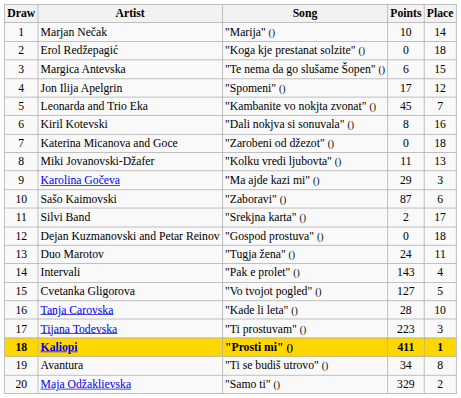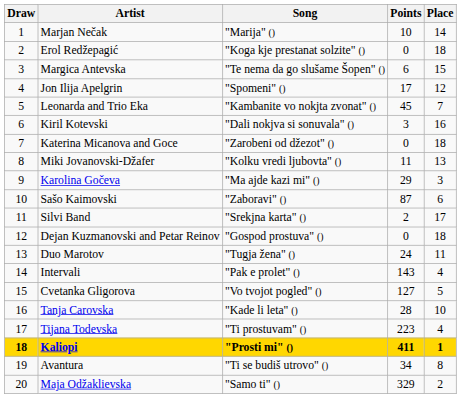(406, 124) 8 -> (406, 124) 3
(440, 328) 3 -> (440, 328) 4
